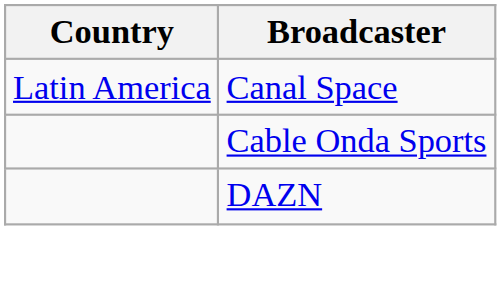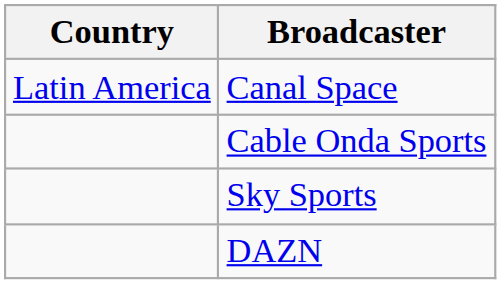+ row: (302, 195)
